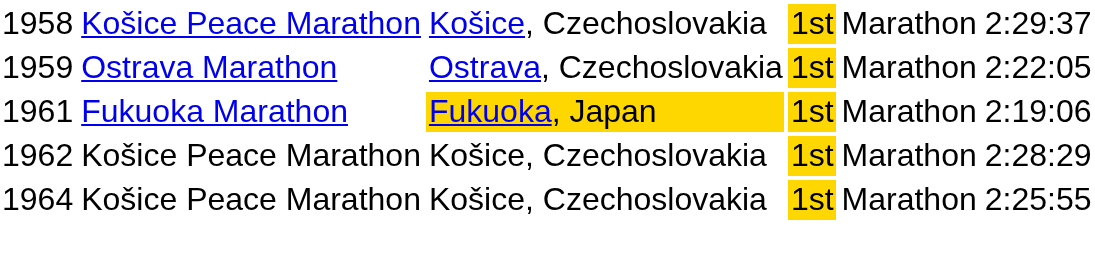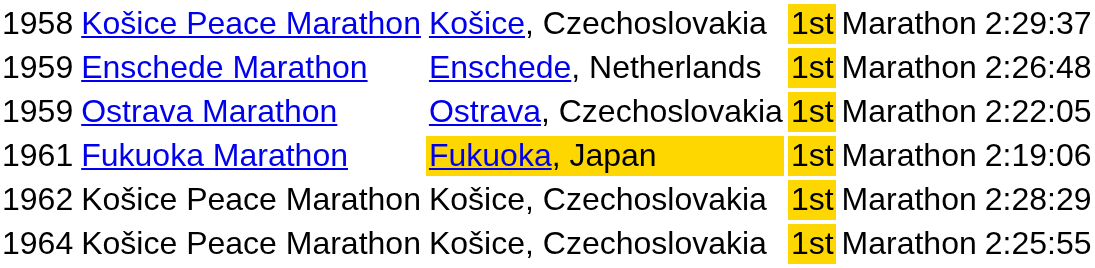+ row: (38, 67)
